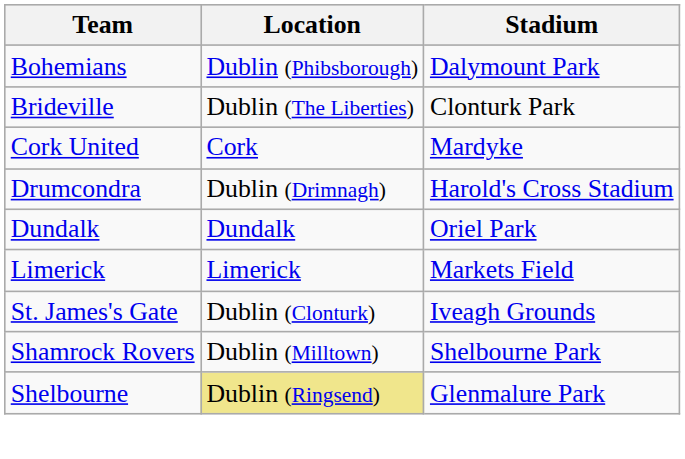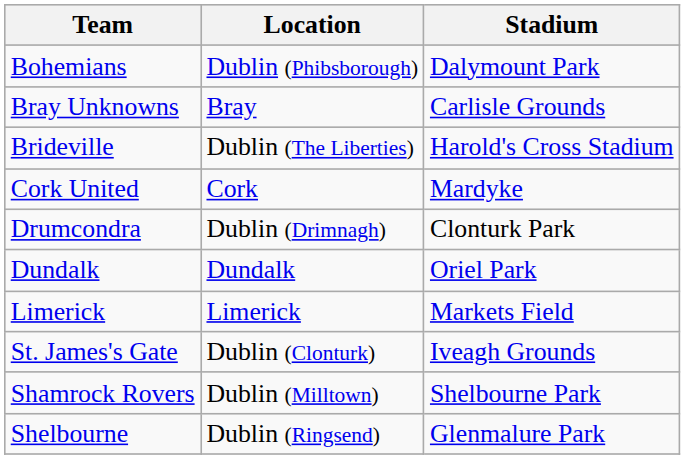+ row: (95, 106)
(503, 106) Clonturk Park -> (552, 147) Harold's Cross Stadium
(552, 188) Harold's Cross Stadium -> (503, 229) Clonturk Park
(293, 392) khaki background -> (293, 433) no background
